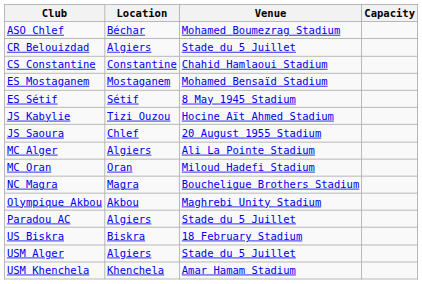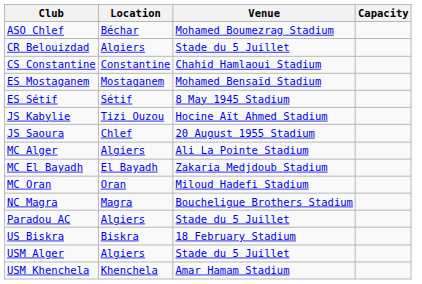+ row: (45, 167)
- row: (54, 202)
